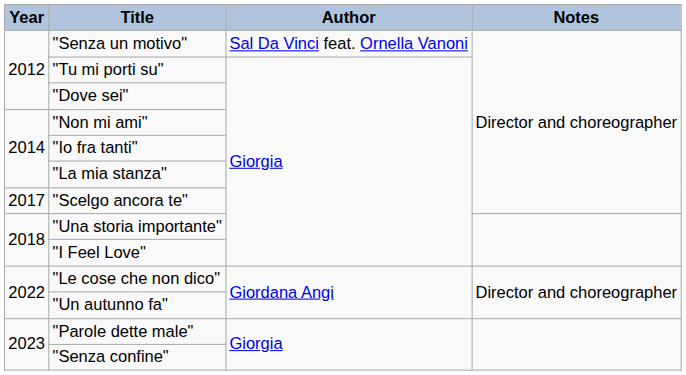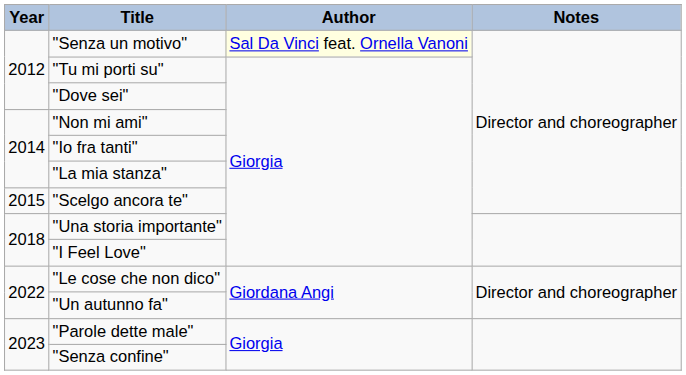(349, 43) no background -> (349, 43) lightyellow background
(27, 200) 2017 -> (27, 200) 2015
